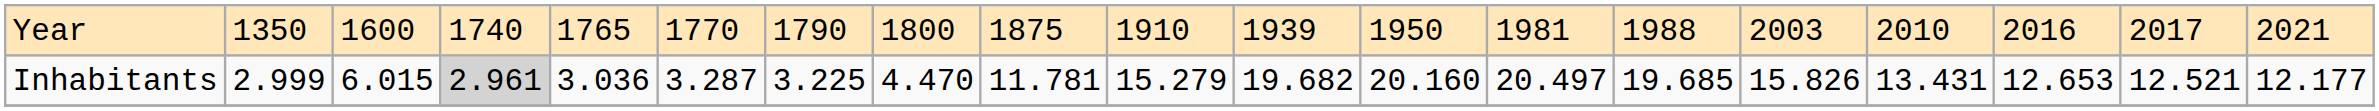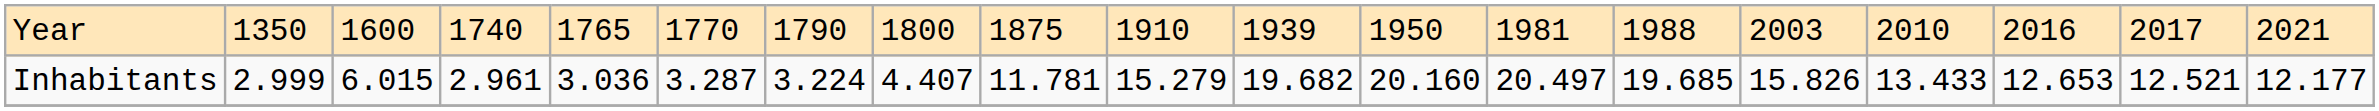(495, 81) lightgrey background -> (495, 81) no background
(819, 81) 3.225 -> (819, 81) 3.224
(927, 81) 4.470 -> (927, 81) 4.407
(1931, 81) 13.431 -> (1931, 81) 13.433
